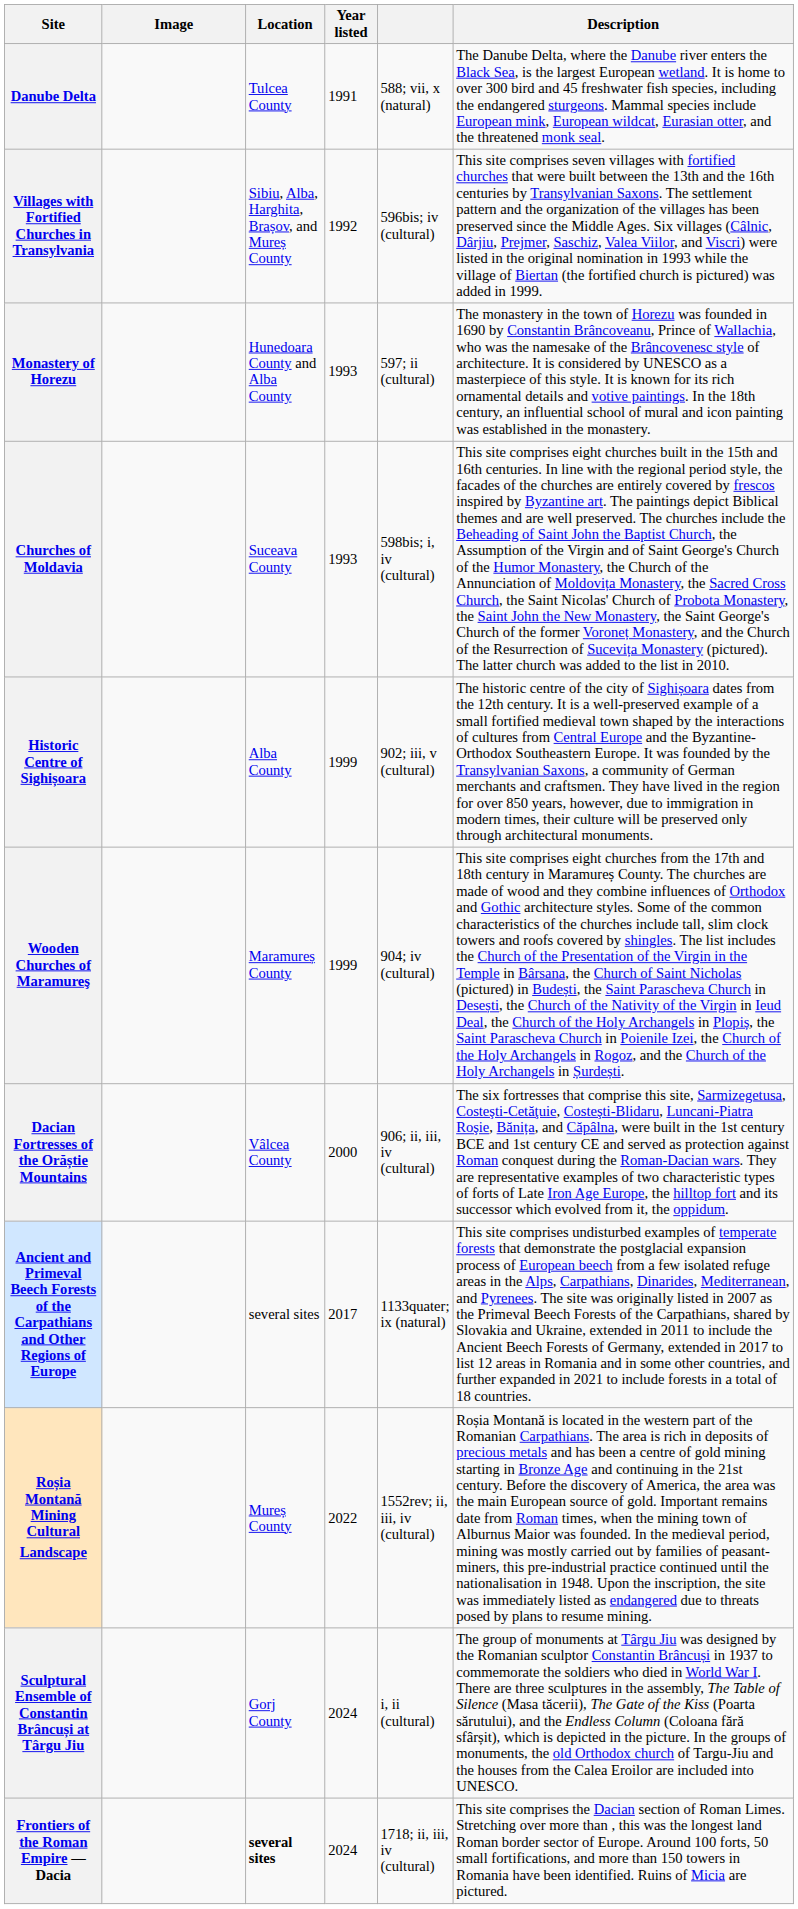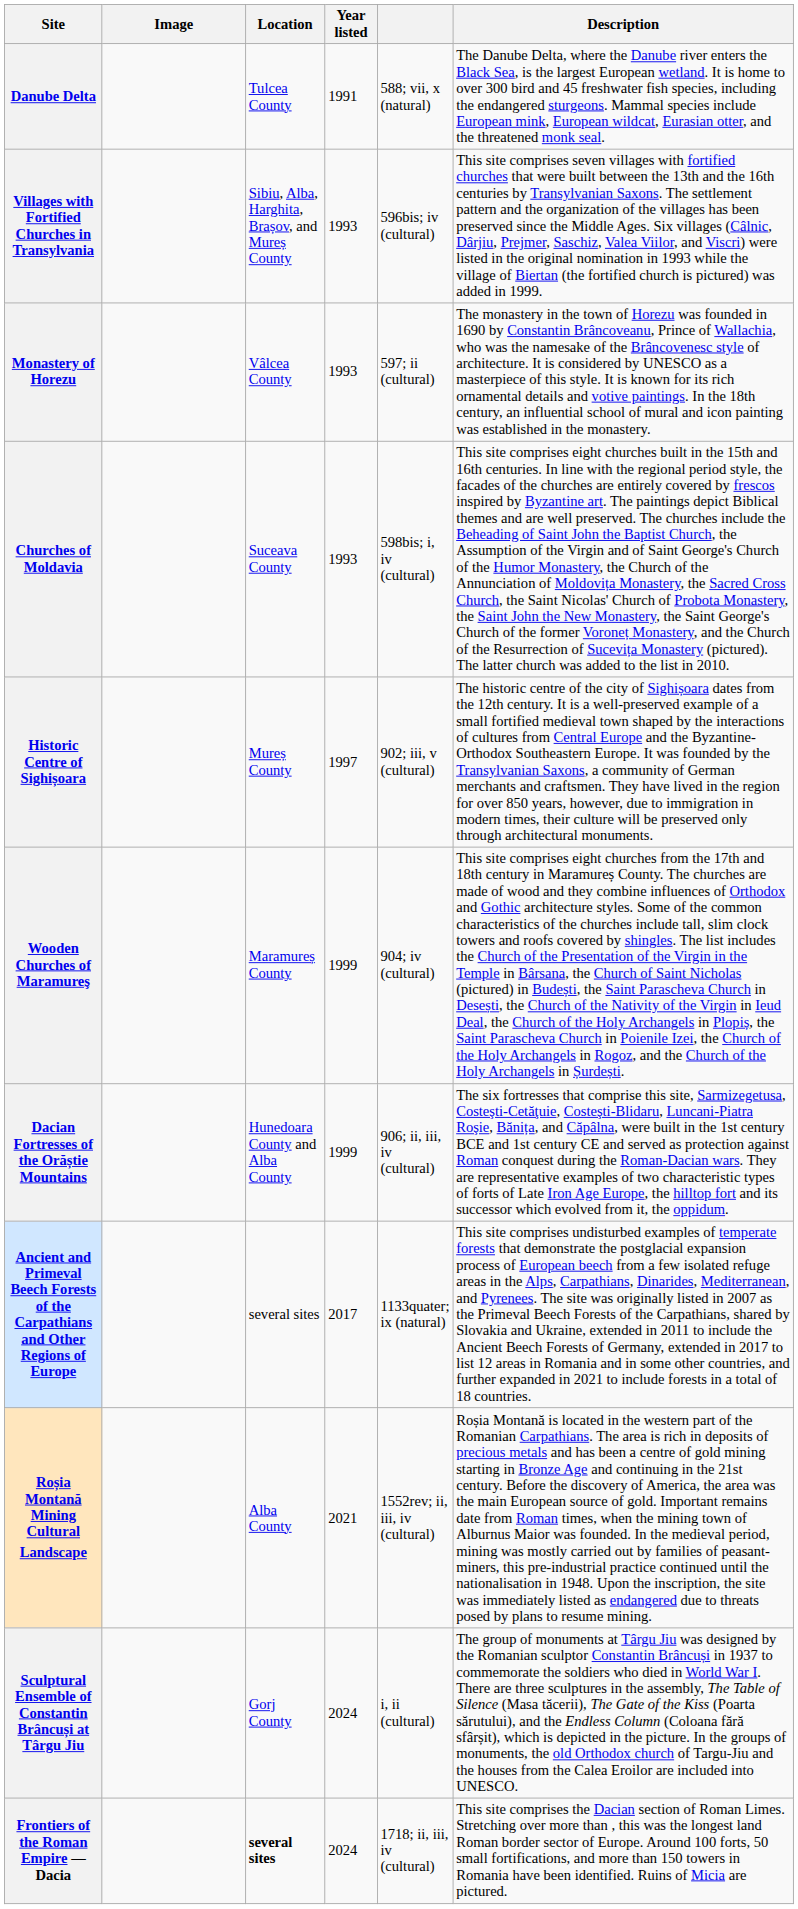(343, 226) 1992 -> (343, 226) 1993
(283, 371) Hunedoara County and Alba County -> (270, 371) Vâlcea County
(270, 762) Alba County -> (270, 762) Mureș County
(343, 762) 1999 -> (343, 762) 1997
(270, 1152) Vâlcea County -> (283, 1152) Hunedoara County and Alba County
(343, 1152) 2000 -> (343, 1152) 1999
(270, 1517) Mureș County -> (270, 1517) Alba County
(343, 1517) 2022 -> (343, 1517) 2021
